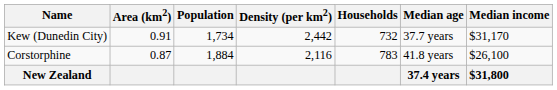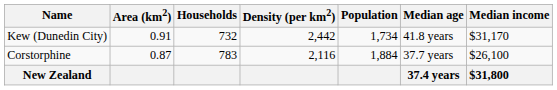columns swapped: (205, 15) <-> (368, 15)
(428, 36) 37.7 years -> (428, 36) 41.8 years
(428, 56) 41.8 years -> (428, 56) 37.7 years
